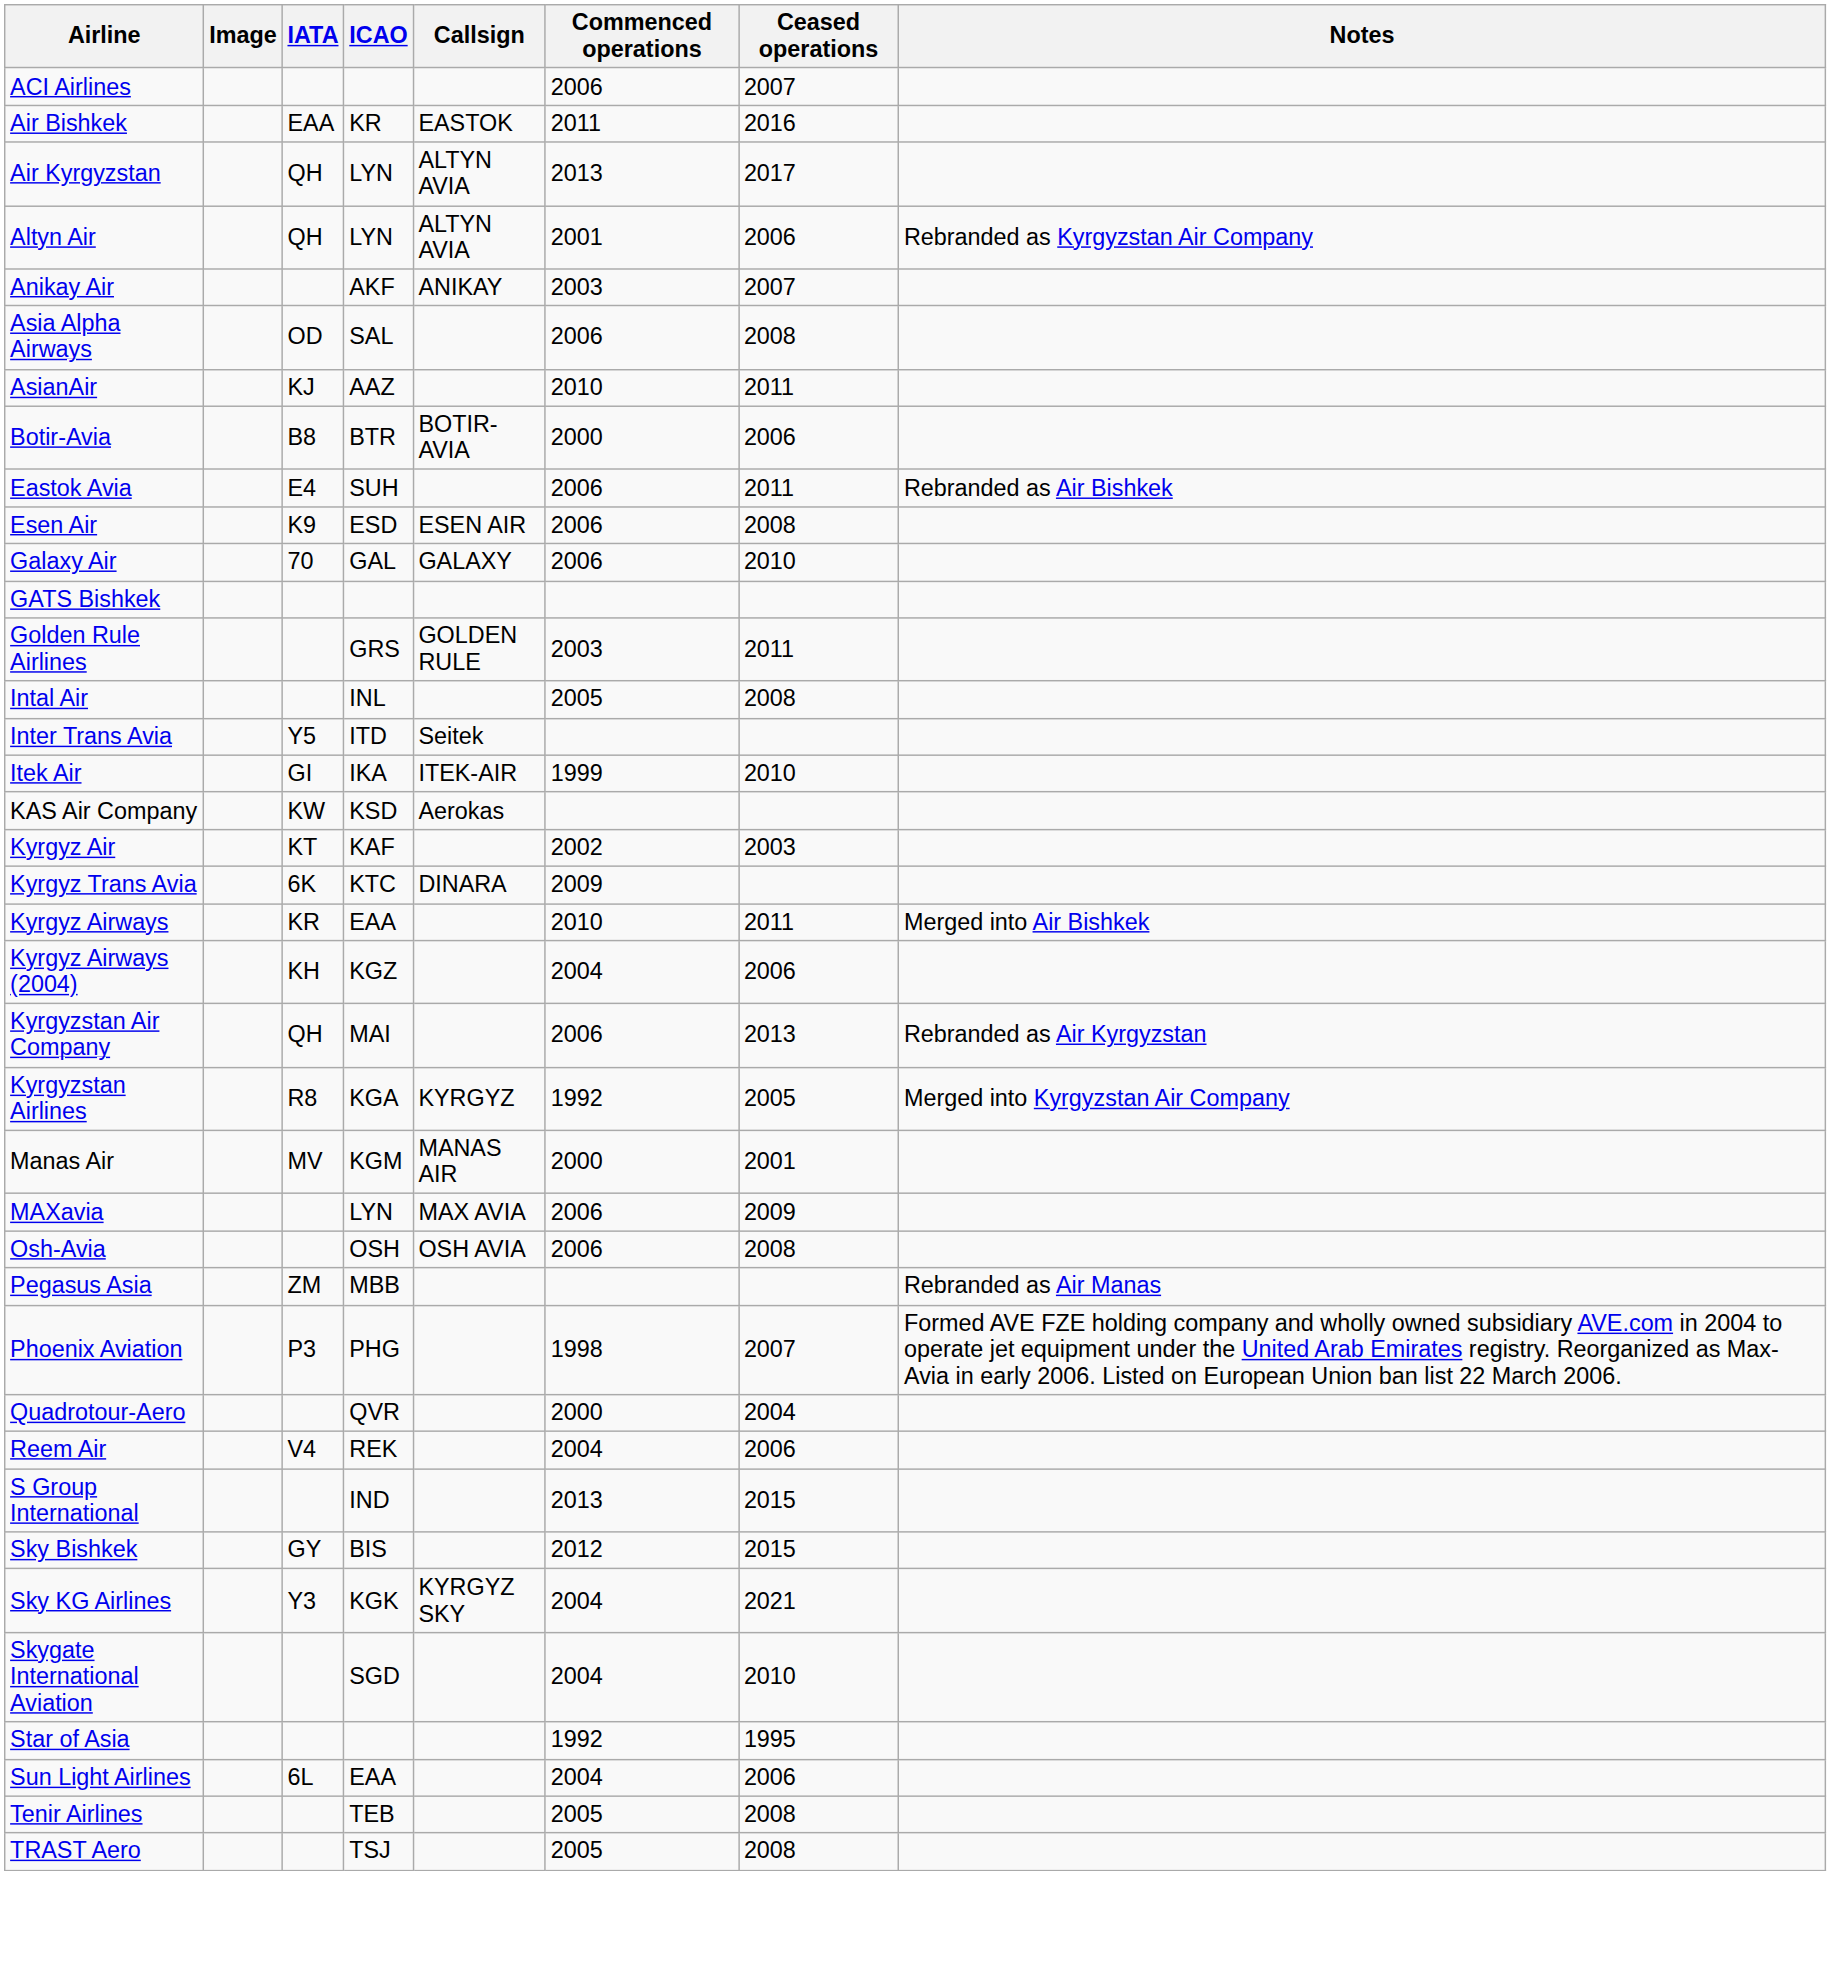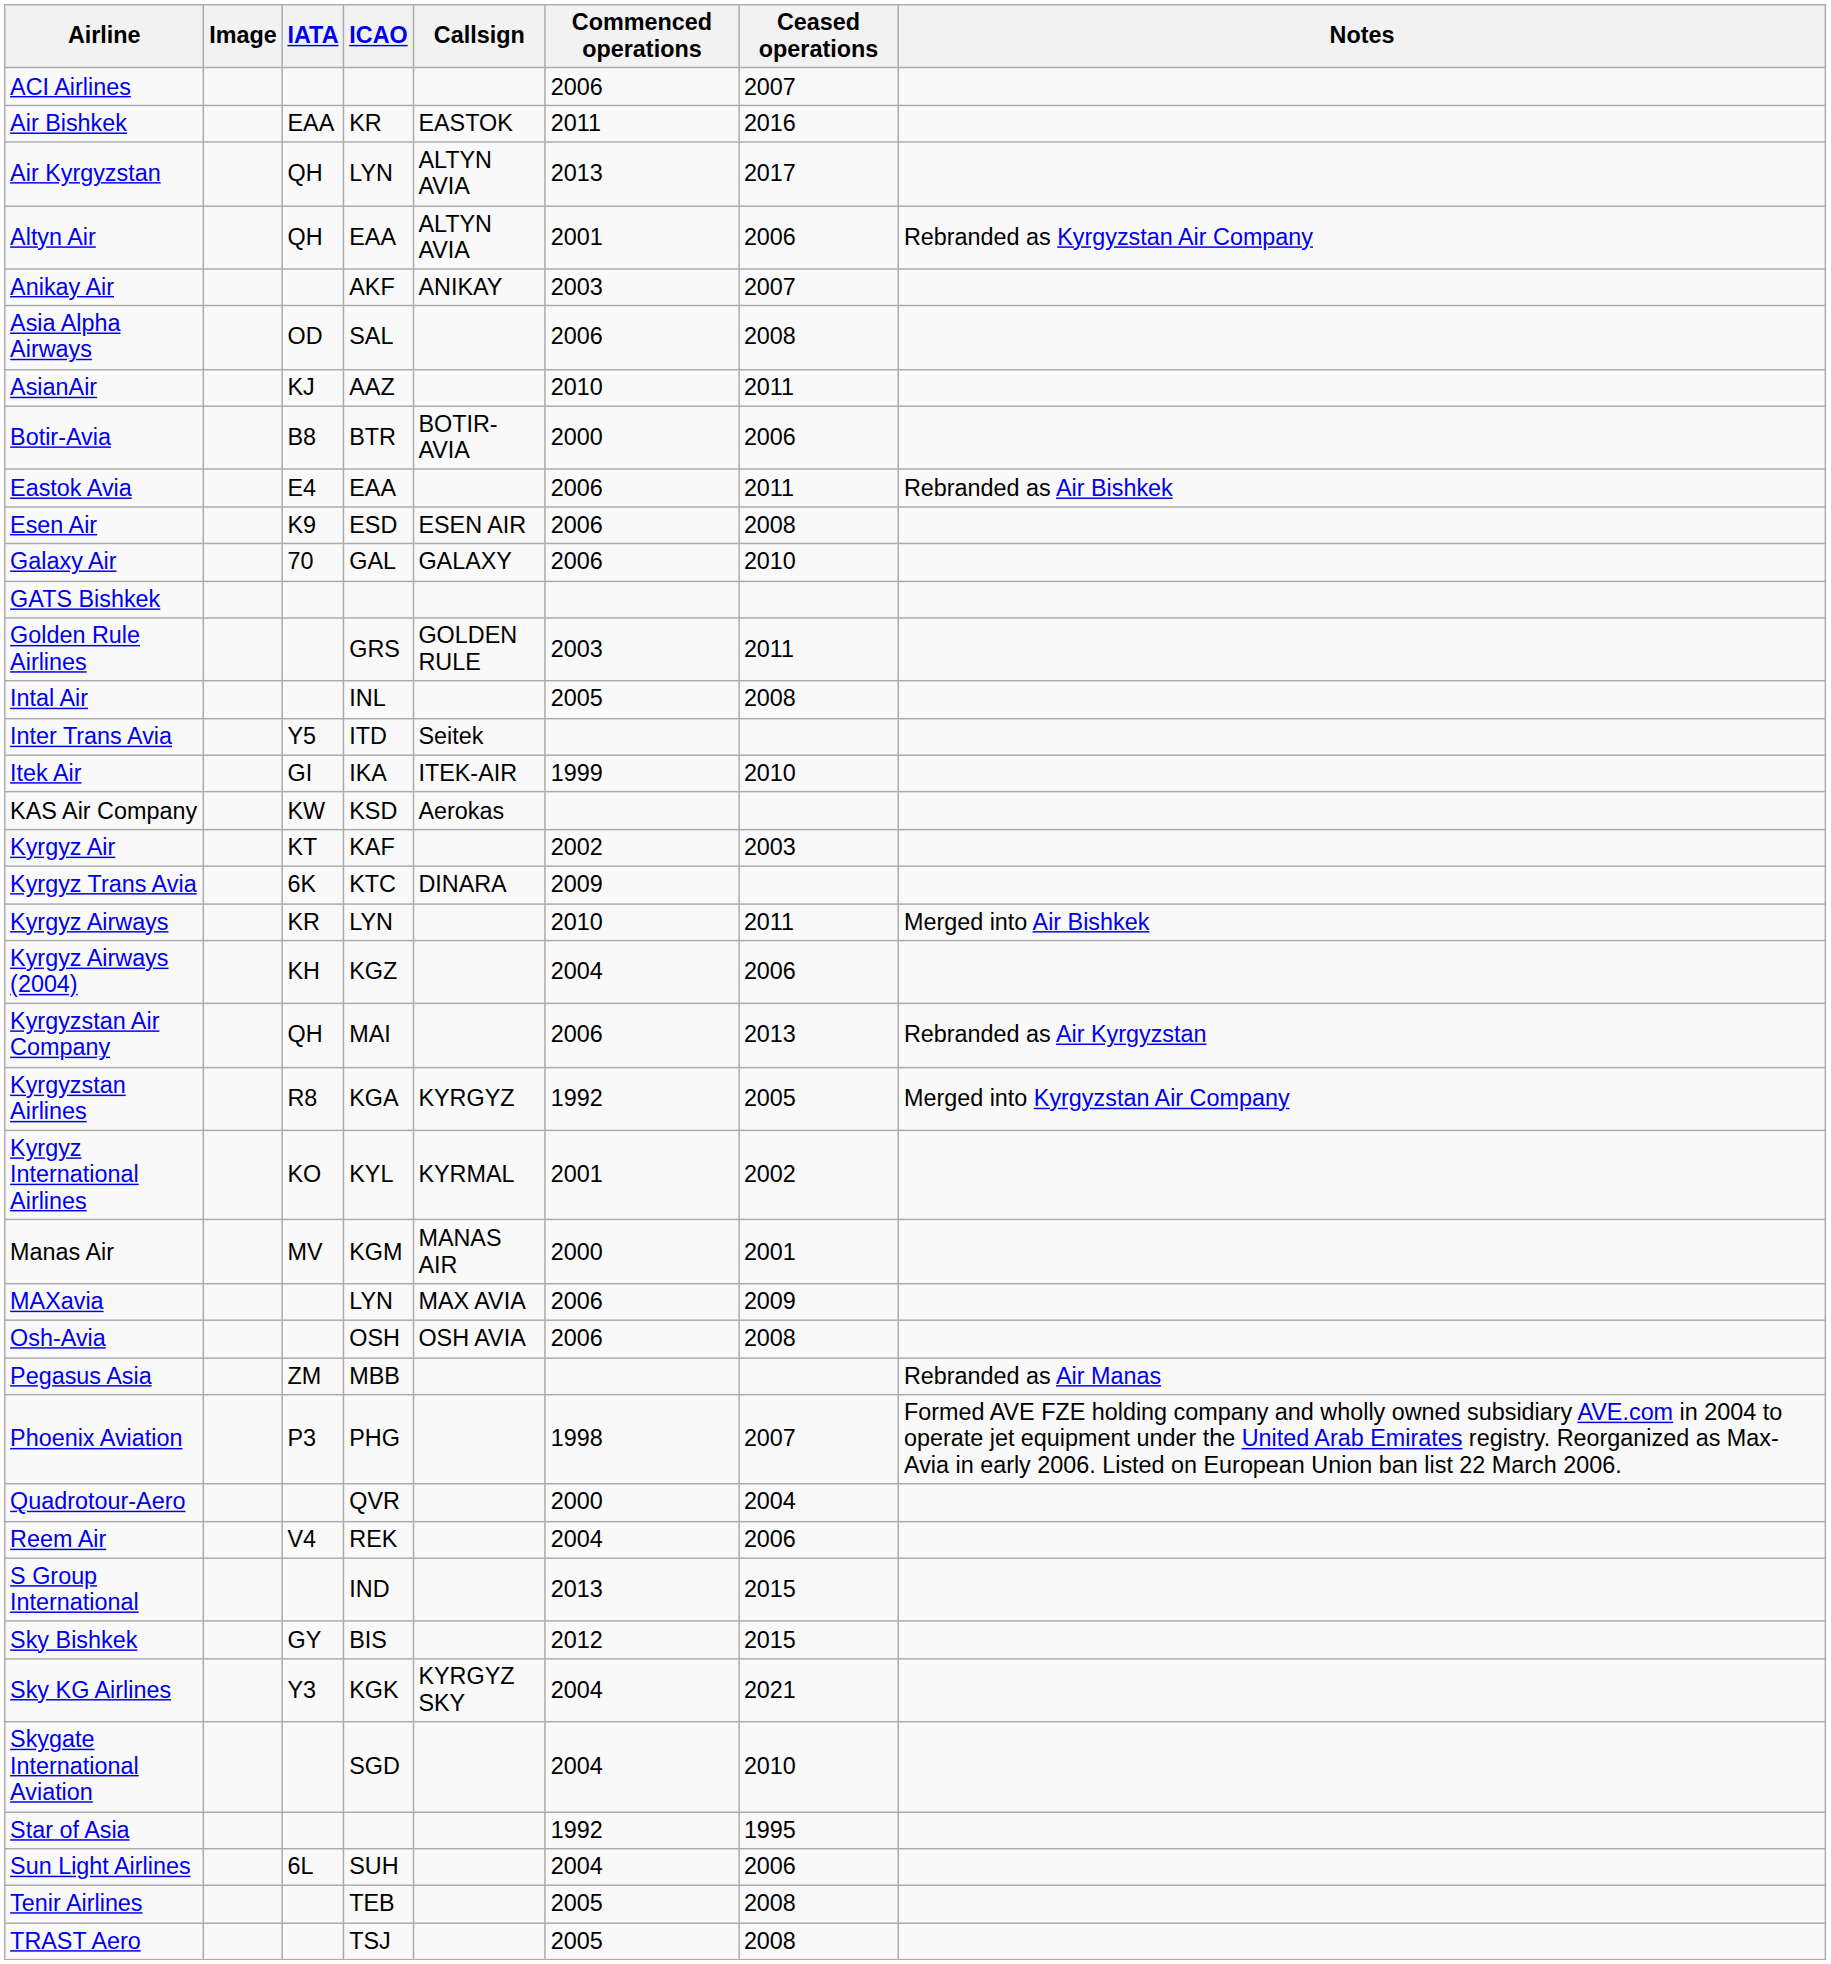(371, 236) LYN -> (373, 236) EAA
(374, 487) SUH -> (373, 487) EAA
(373, 921) EAA -> (371, 921) LYN
+ row: (74, 1174)
(373, 1777) EAA -> (374, 1866) SUH
